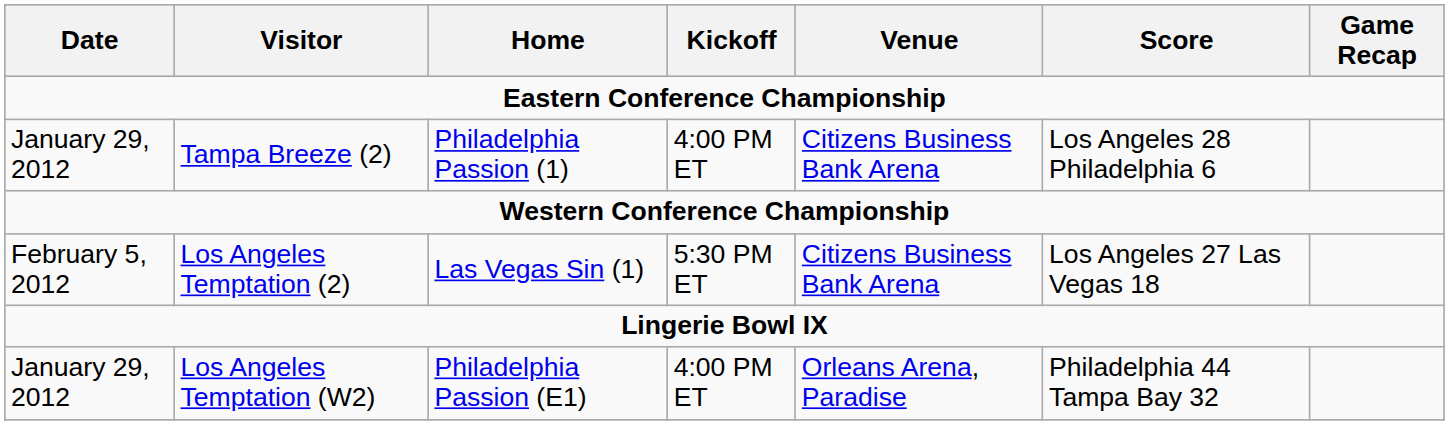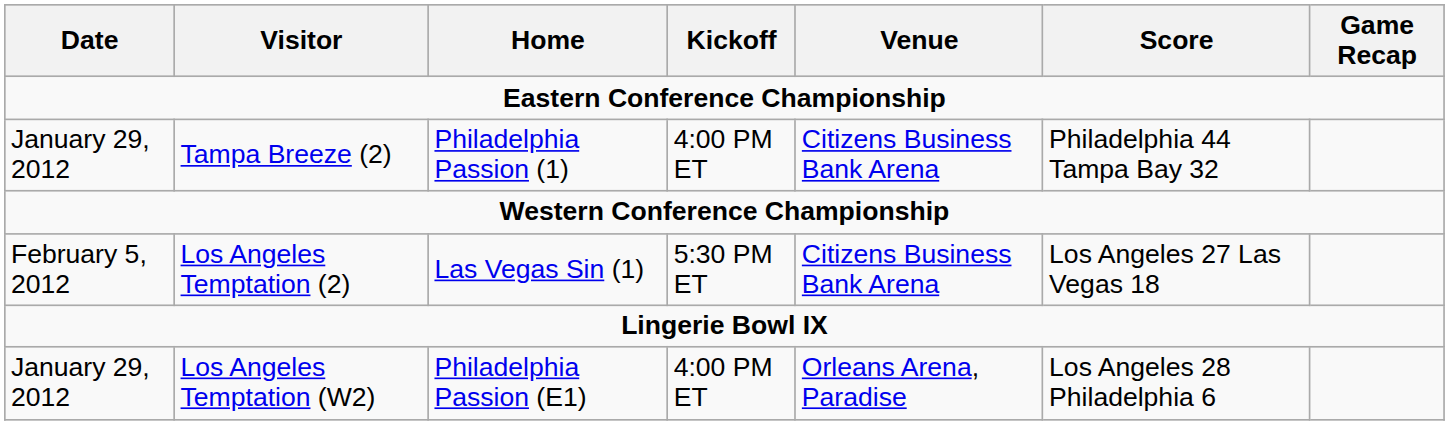(1140, 154) Los Angeles 28 Philadelphia 6 -> (1140, 154) Philadelphia 44 Tampa Bay 32
(1140, 382) Philadelphia 44 Tampa Bay 32 -> (1140, 382) Los Angeles 28 Philadelphia 6
